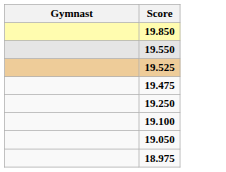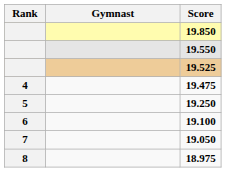+ column: (25, 13)
